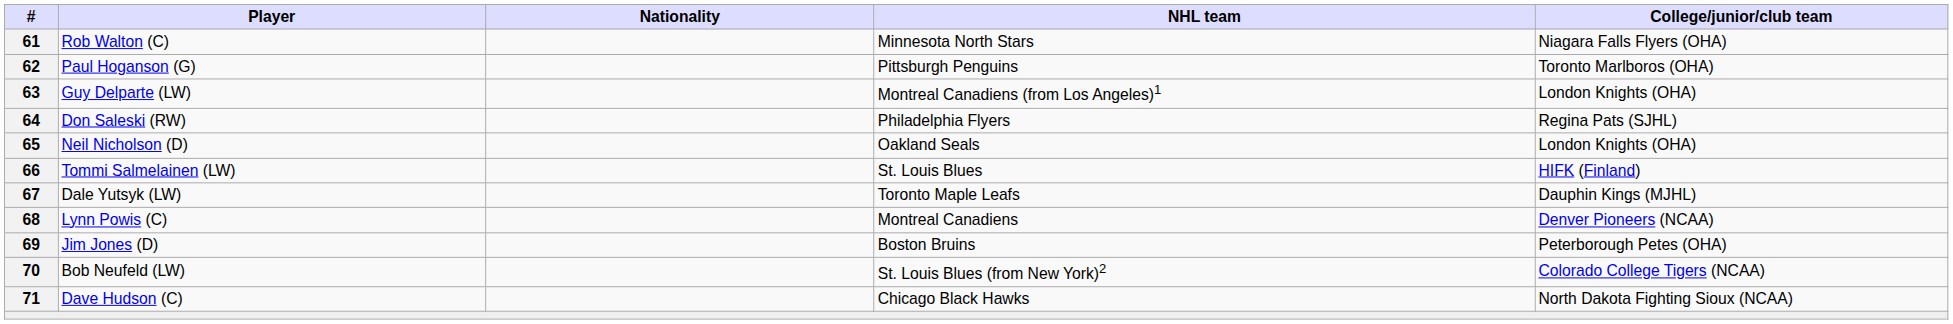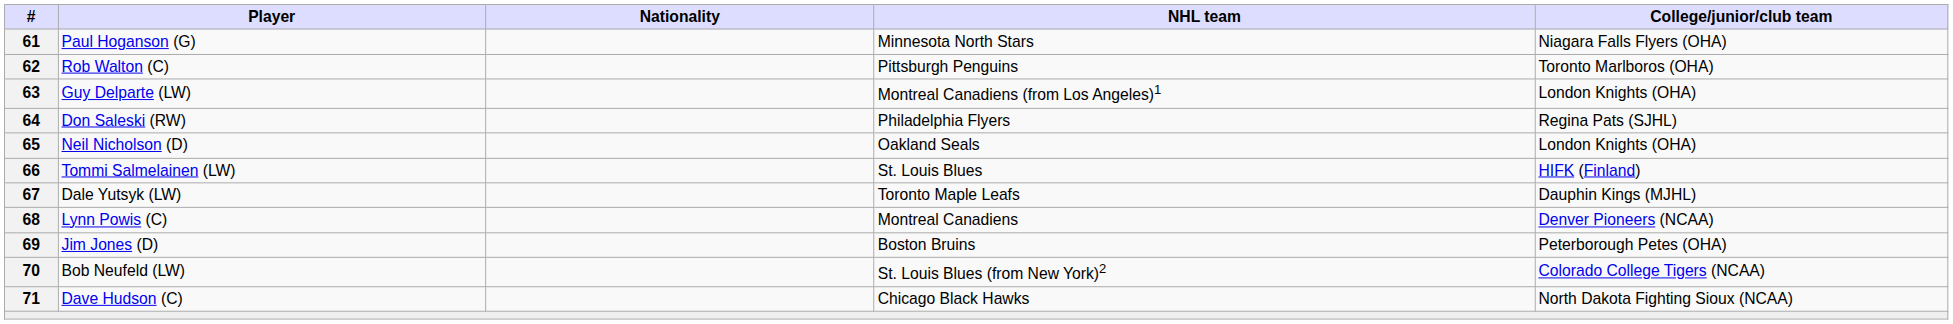(115, 41) Rob Walton (C) -> (129, 41) Paul Hoganson (G)
(129, 66) Paul Hoganson (G) -> (115, 66) Rob Walton (C)
